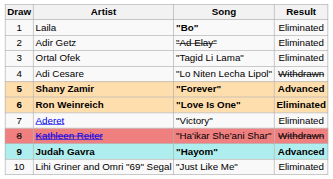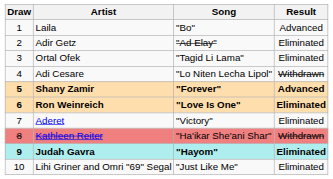(187, 27) bold -> (186, 27) normal
(301, 27) Eliminated -> (301, 27) Advanced
(301, 151) Advanced -> (301, 151) Eliminated
